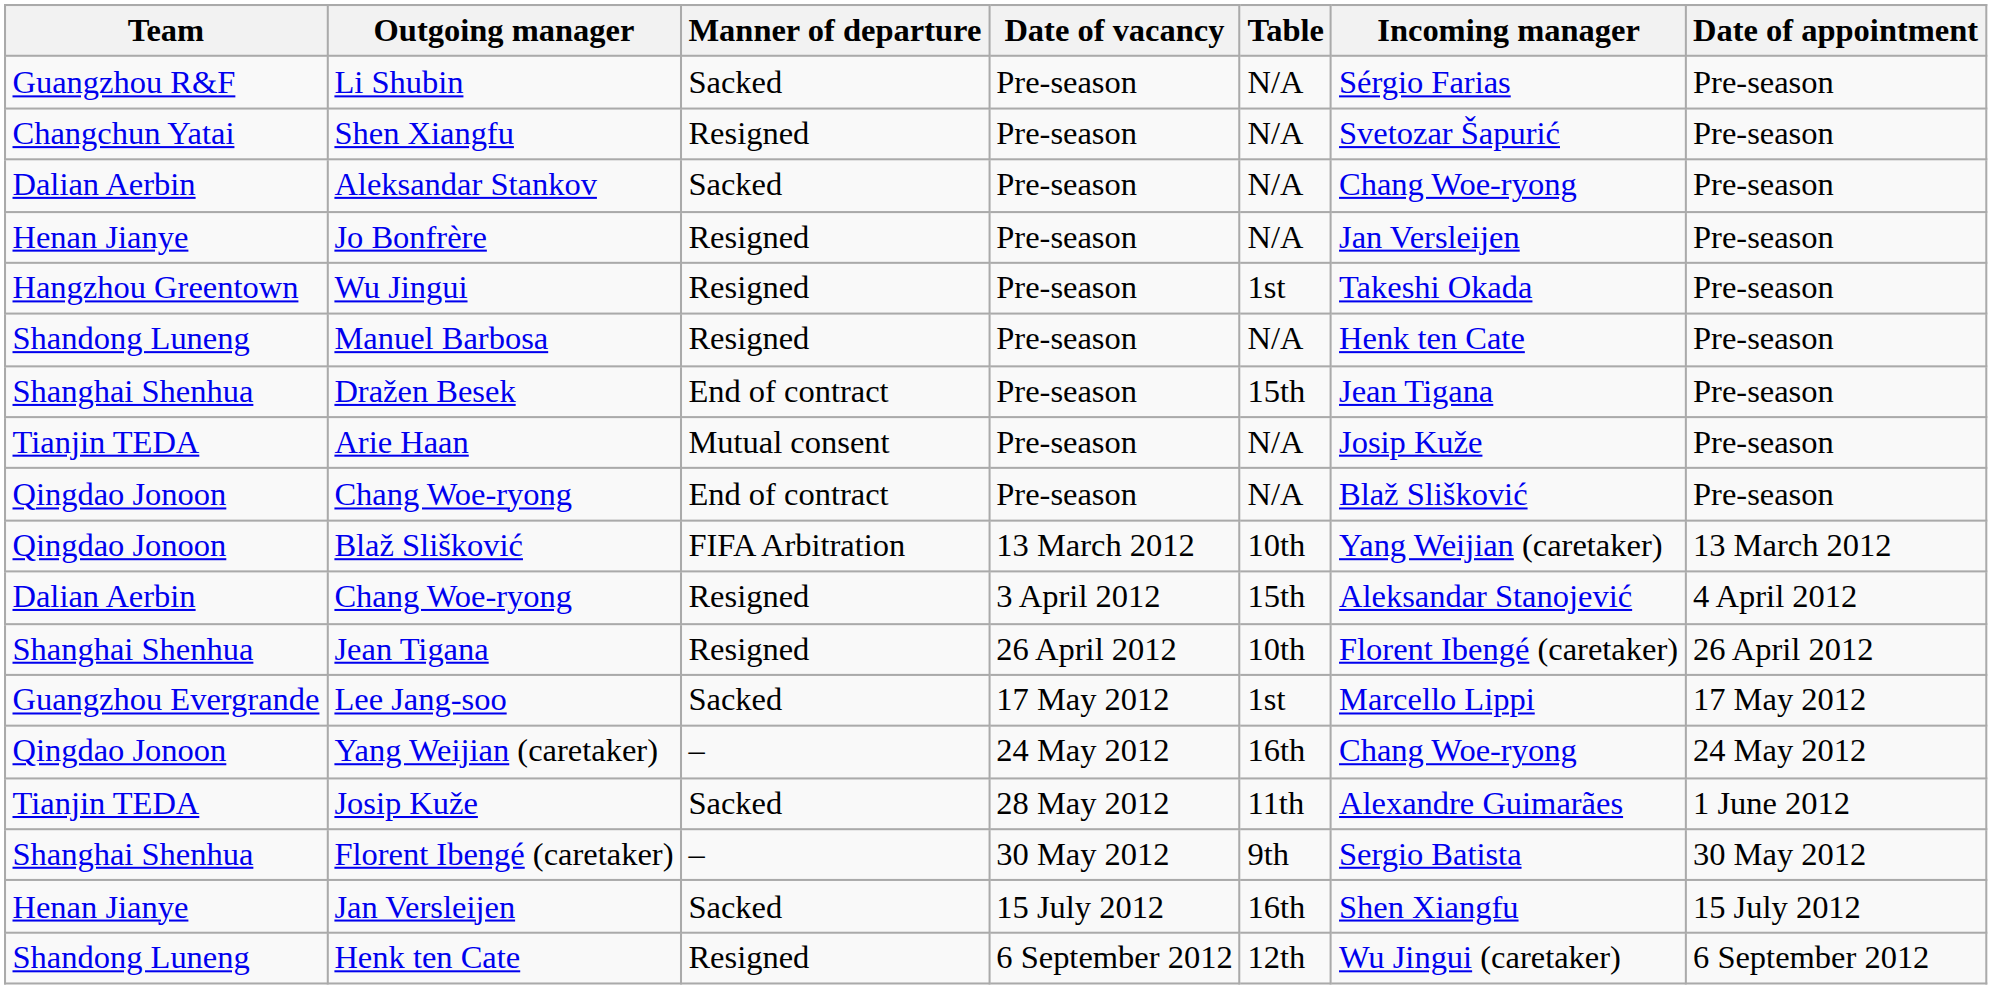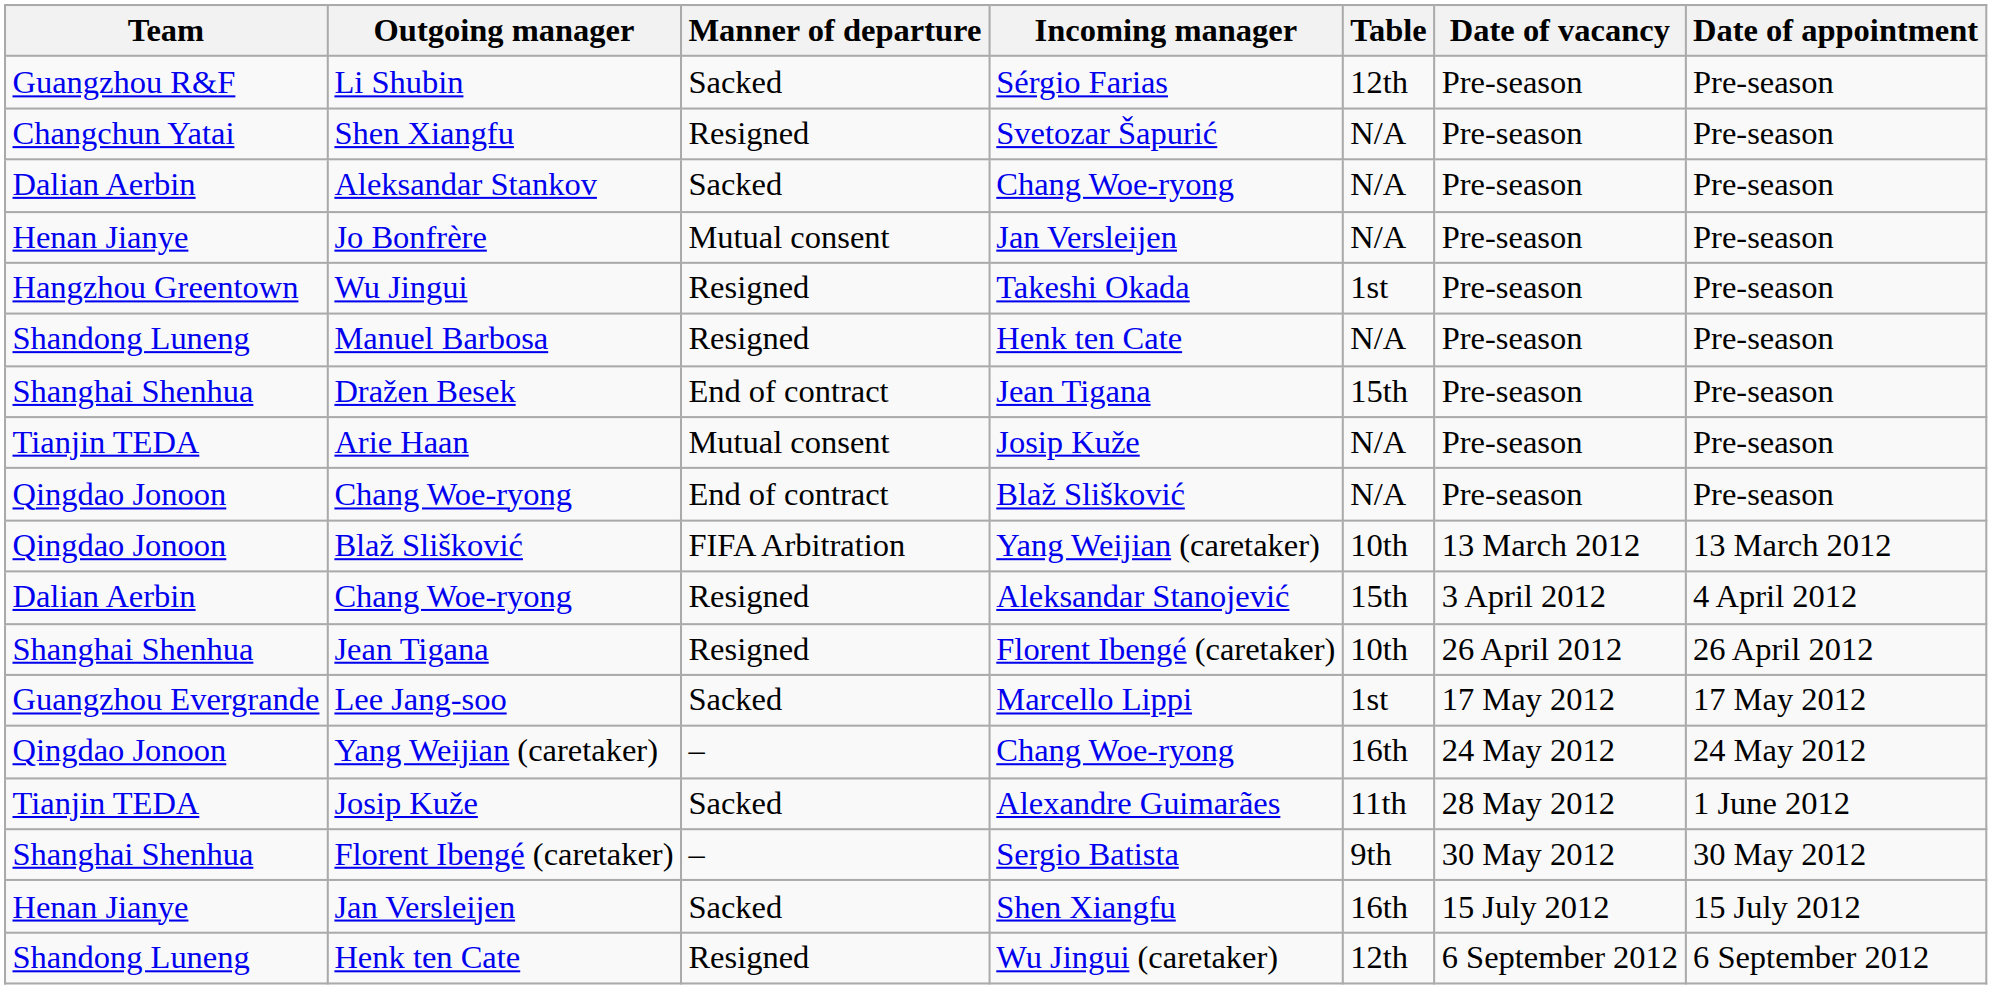columns swapped: (1114, 30) <-> (1509, 30)
(1276, 81) N/A -> (1379, 81) 12th
(749, 236) Resigned -> (789, 236) Mutual consent
